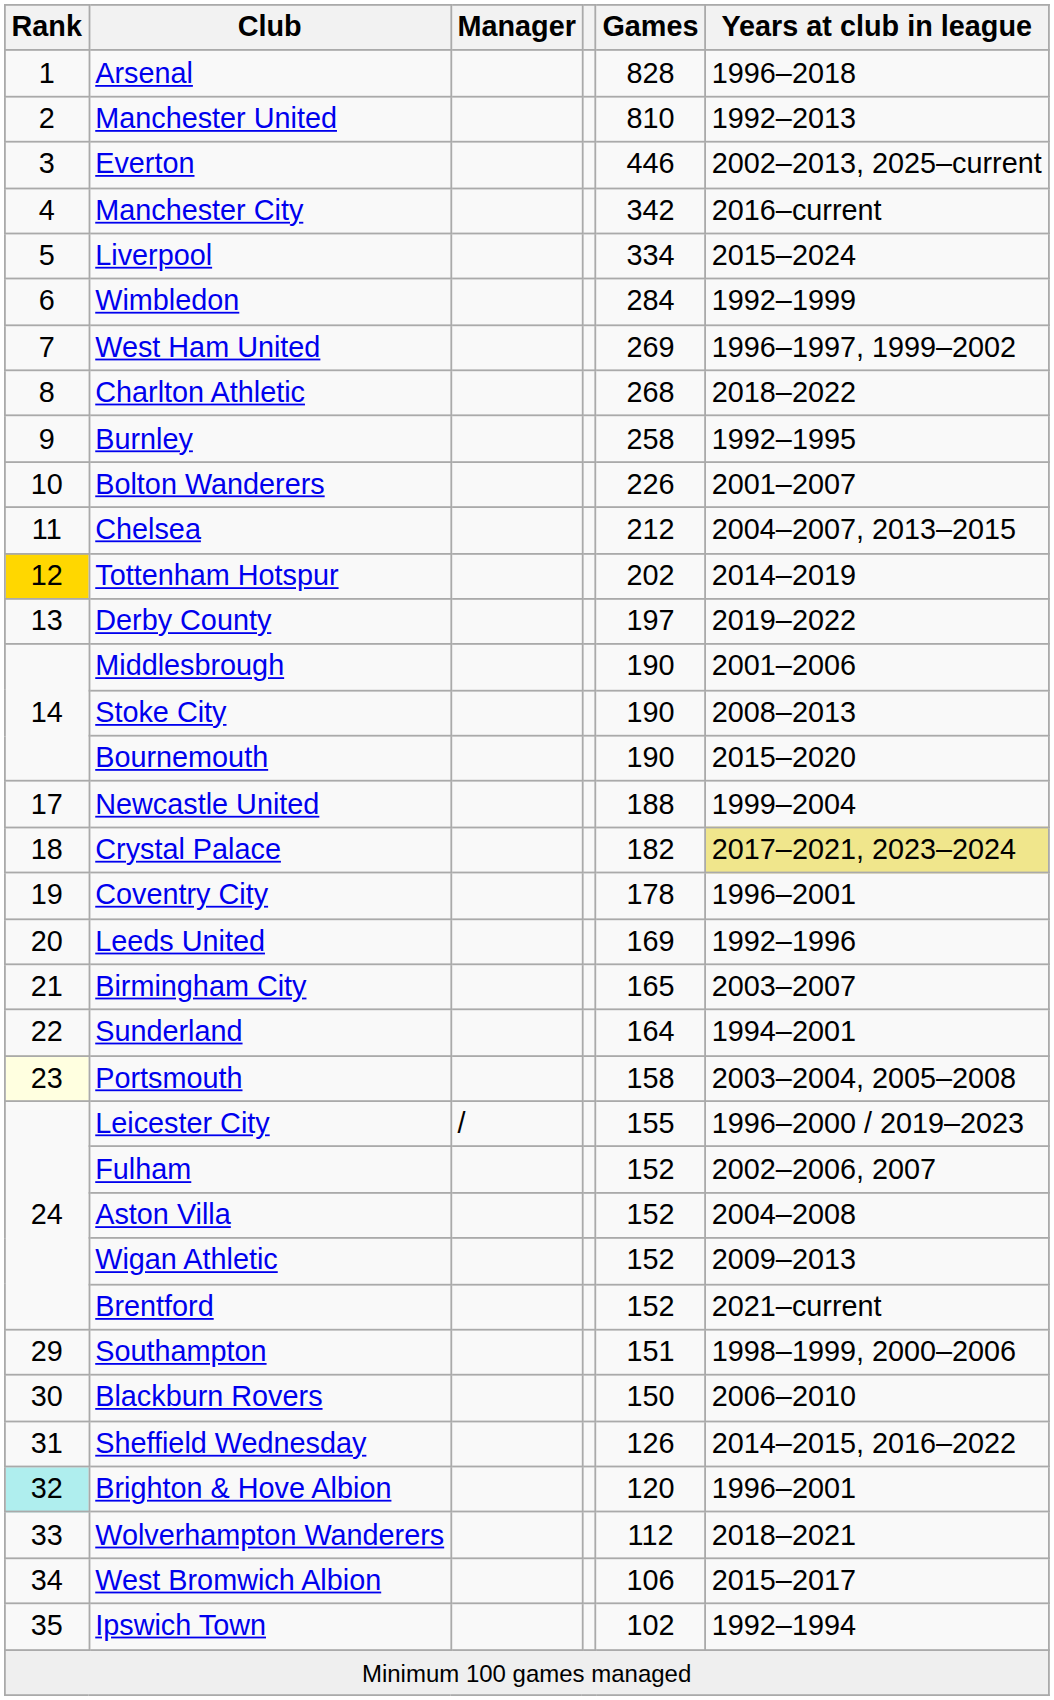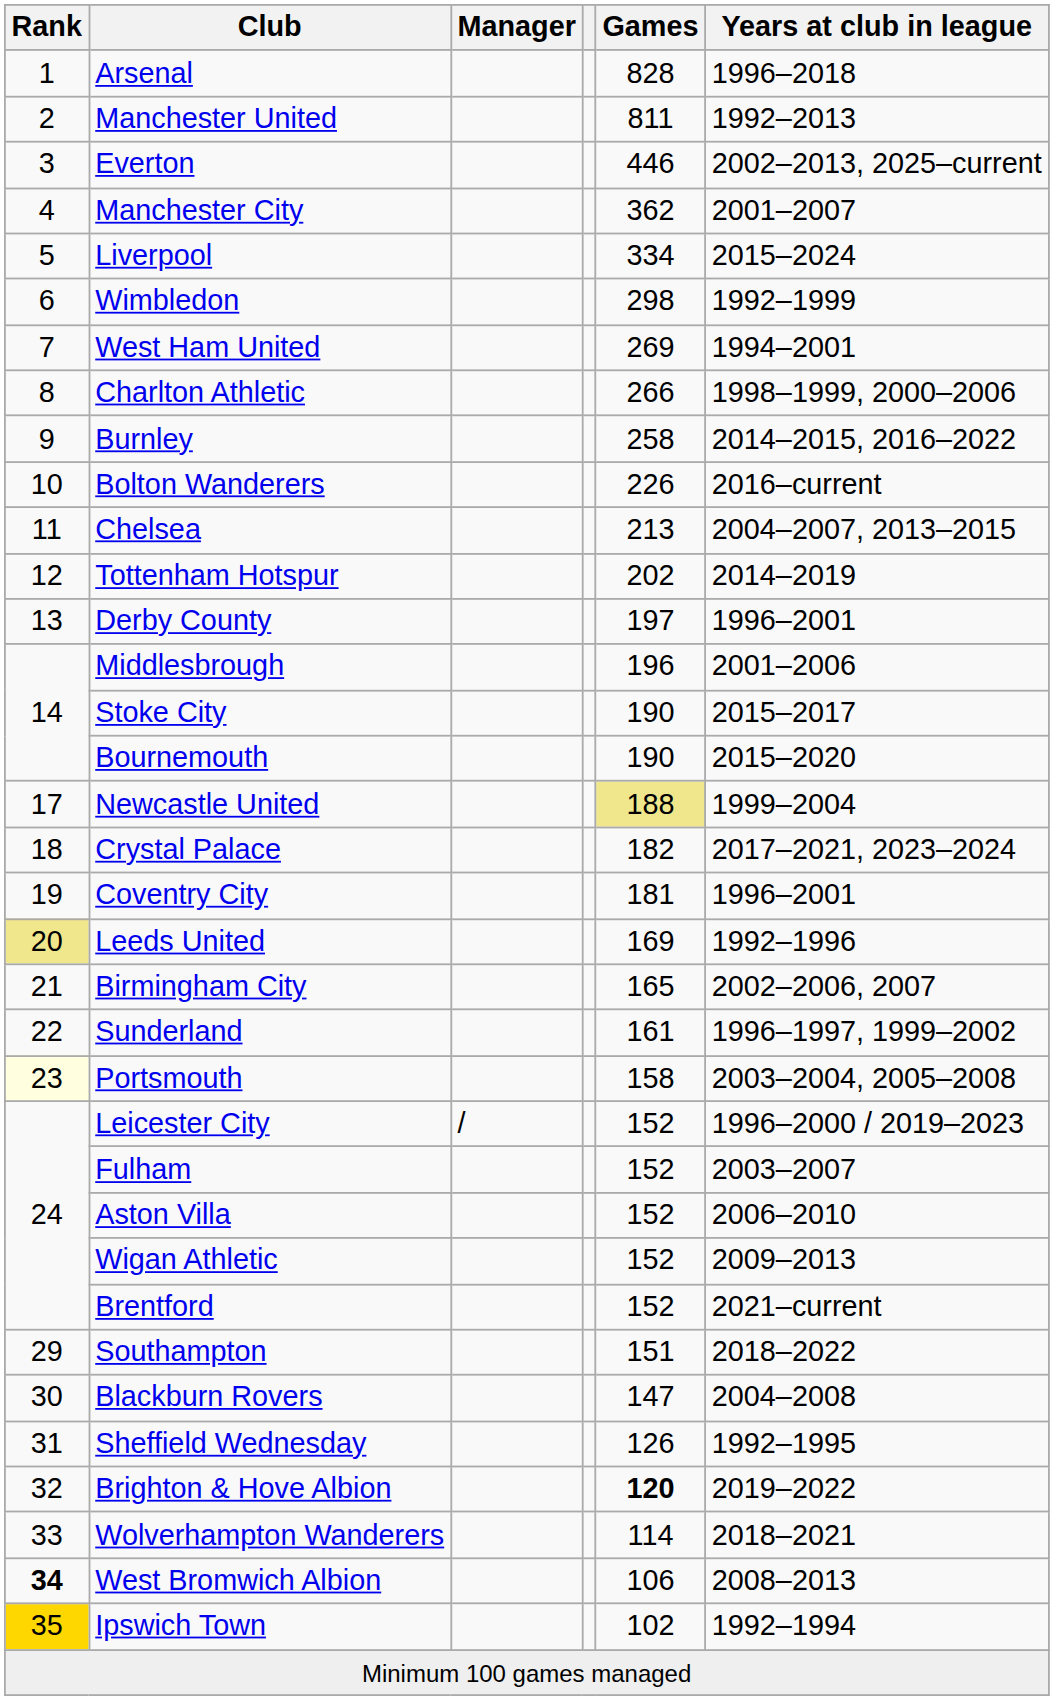(650, 118) 810 -> (650, 118) 811
(650, 210) 342 -> (650, 210) 362
(797, 210) 2016–current -> (784, 210) 2001–2007
(650, 301) 284 -> (650, 301) 298
(864, 347) 1996–1997, 1999–2002 -> (784, 347) 1994–2001
(650, 392) 268 -> (650, 392) 266
(784, 392) 2018–2022 -> (864, 392) 1998–1999, 2000–2006
(784, 438) 1992–1995 -> (864, 438) 2014–2015, 2016–2022
(784, 484) 2001–2007 -> (797, 484) 2016–current
(650, 529) 212 -> (650, 529) 213
(47, 575) gold background -> (47, 575) no background
(784, 621) 2019–2022 -> (784, 621) 1996–2001
(650, 666) 190 -> (650, 666) 196
(784, 712) 2008–2013 -> (784, 712) 2015–2017
(650, 803) no background -> (650, 803) khaki background
(864, 849) khaki background -> (864, 849) no background
(650, 895) 178 -> (650, 895) 181
(47, 940) no background -> (47, 940) khaki background
(784, 986) 2003–2007 -> (824, 986) 2002–2006, 2007
(650, 1032) 164 -> (650, 1032) 161
(784, 1032) 1994–2001 -> (864, 1032) 1996–1997, 1999–2002
(650, 1123) 155 -> (650, 1123) 152
(824, 1169) 2002–2006, 2007 -> (784, 1169) 2003–2007
(784, 1214) 2004–2008 -> (784, 1214) 2006–2010
(864, 1351) 1998–1999, 2000–2006 -> (784, 1351) 2018–2022
(650, 1397) 150 -> (650, 1397) 147
(784, 1397) 2006–2010 -> (784, 1397) 2004–2008
(864, 1443) 2014–2015, 2016–2022 -> (784, 1443) 1992–1995
(47, 1488) paleturquoise background -> (47, 1488) no background
(650, 1488) normal -> (650, 1488) bold
(784, 1488) 1996–2001 -> (784, 1488) 2019–2022
(650, 1534) 112 -> (650, 1534) 114
(47, 1580) normal -> (47, 1580) bold
(784, 1580) 2015–2017 -> (784, 1580) 2008–2013
(47, 1625) no background -> (47, 1625) gold background
